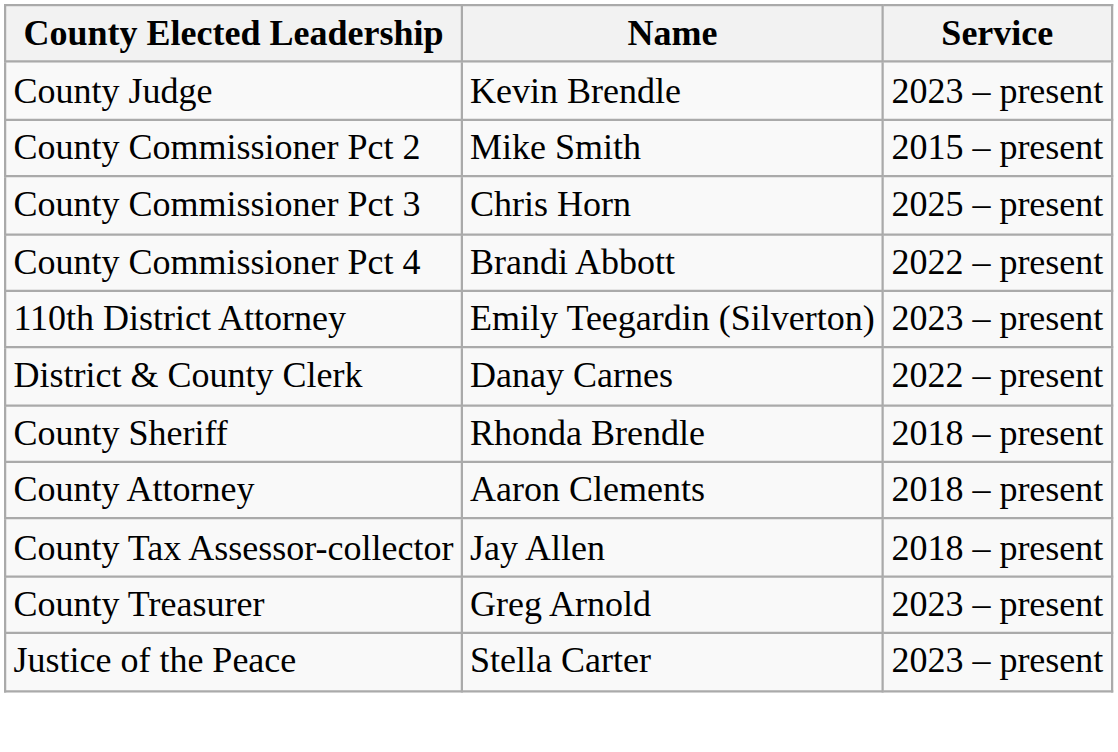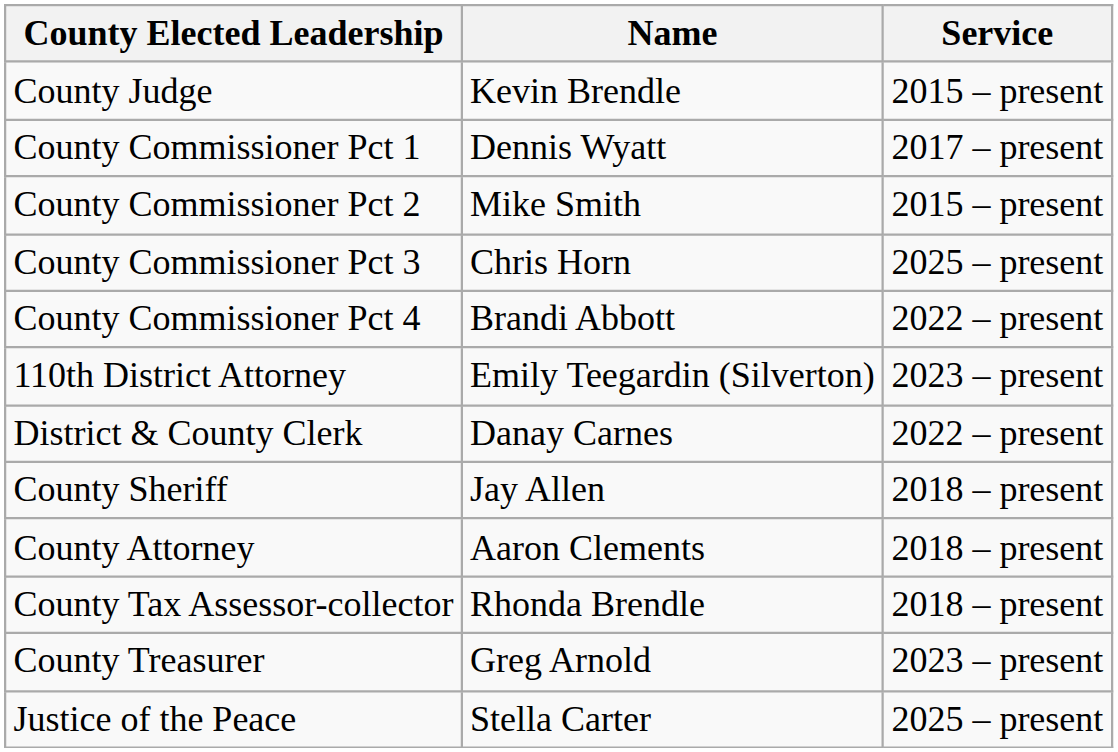(997, 90) 2023 – present -> (997, 90) 2015 – present
+ row: (217, 147)
(588, 432) Rhonda Brendle -> (538, 489) Jay Allen
(538, 546) Jay Allen -> (588, 603) Rhonda Brendle
(997, 661) 2023 – present -> (997, 718) 2025 – present
